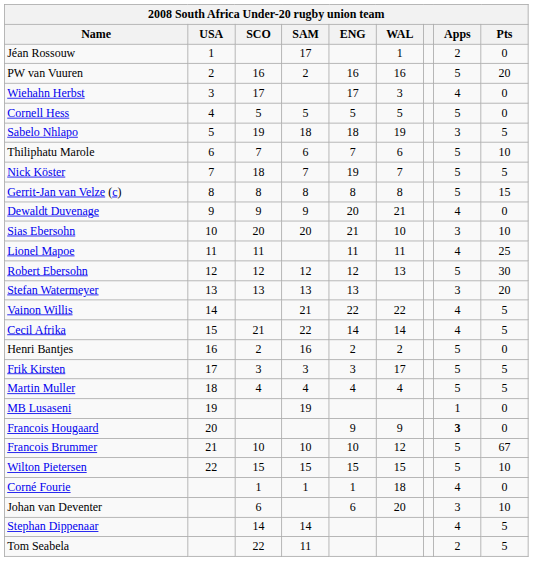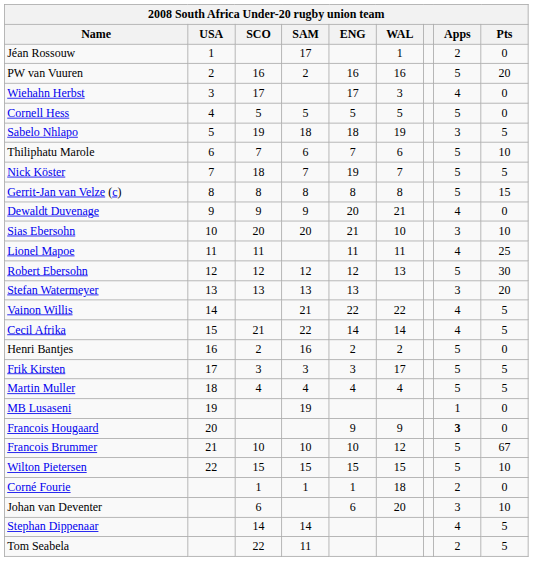(457, 487) 4 -> (457, 487) 2
